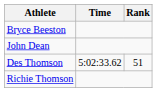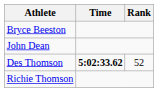(100, 63) normal -> (100, 63) bold
(138, 63) 51 -> (139, 63) 52
